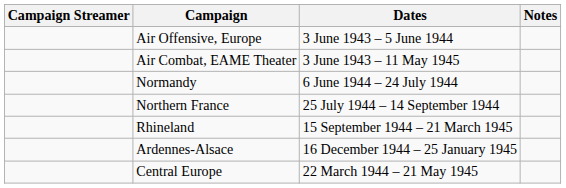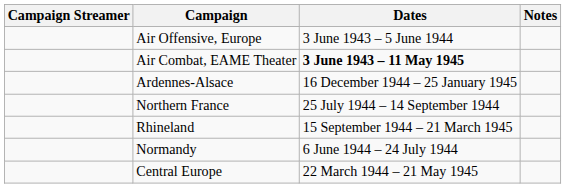(381, 60) normal -> (383, 60) bold
rows swapped: (166, 82) <-> (185, 149)
